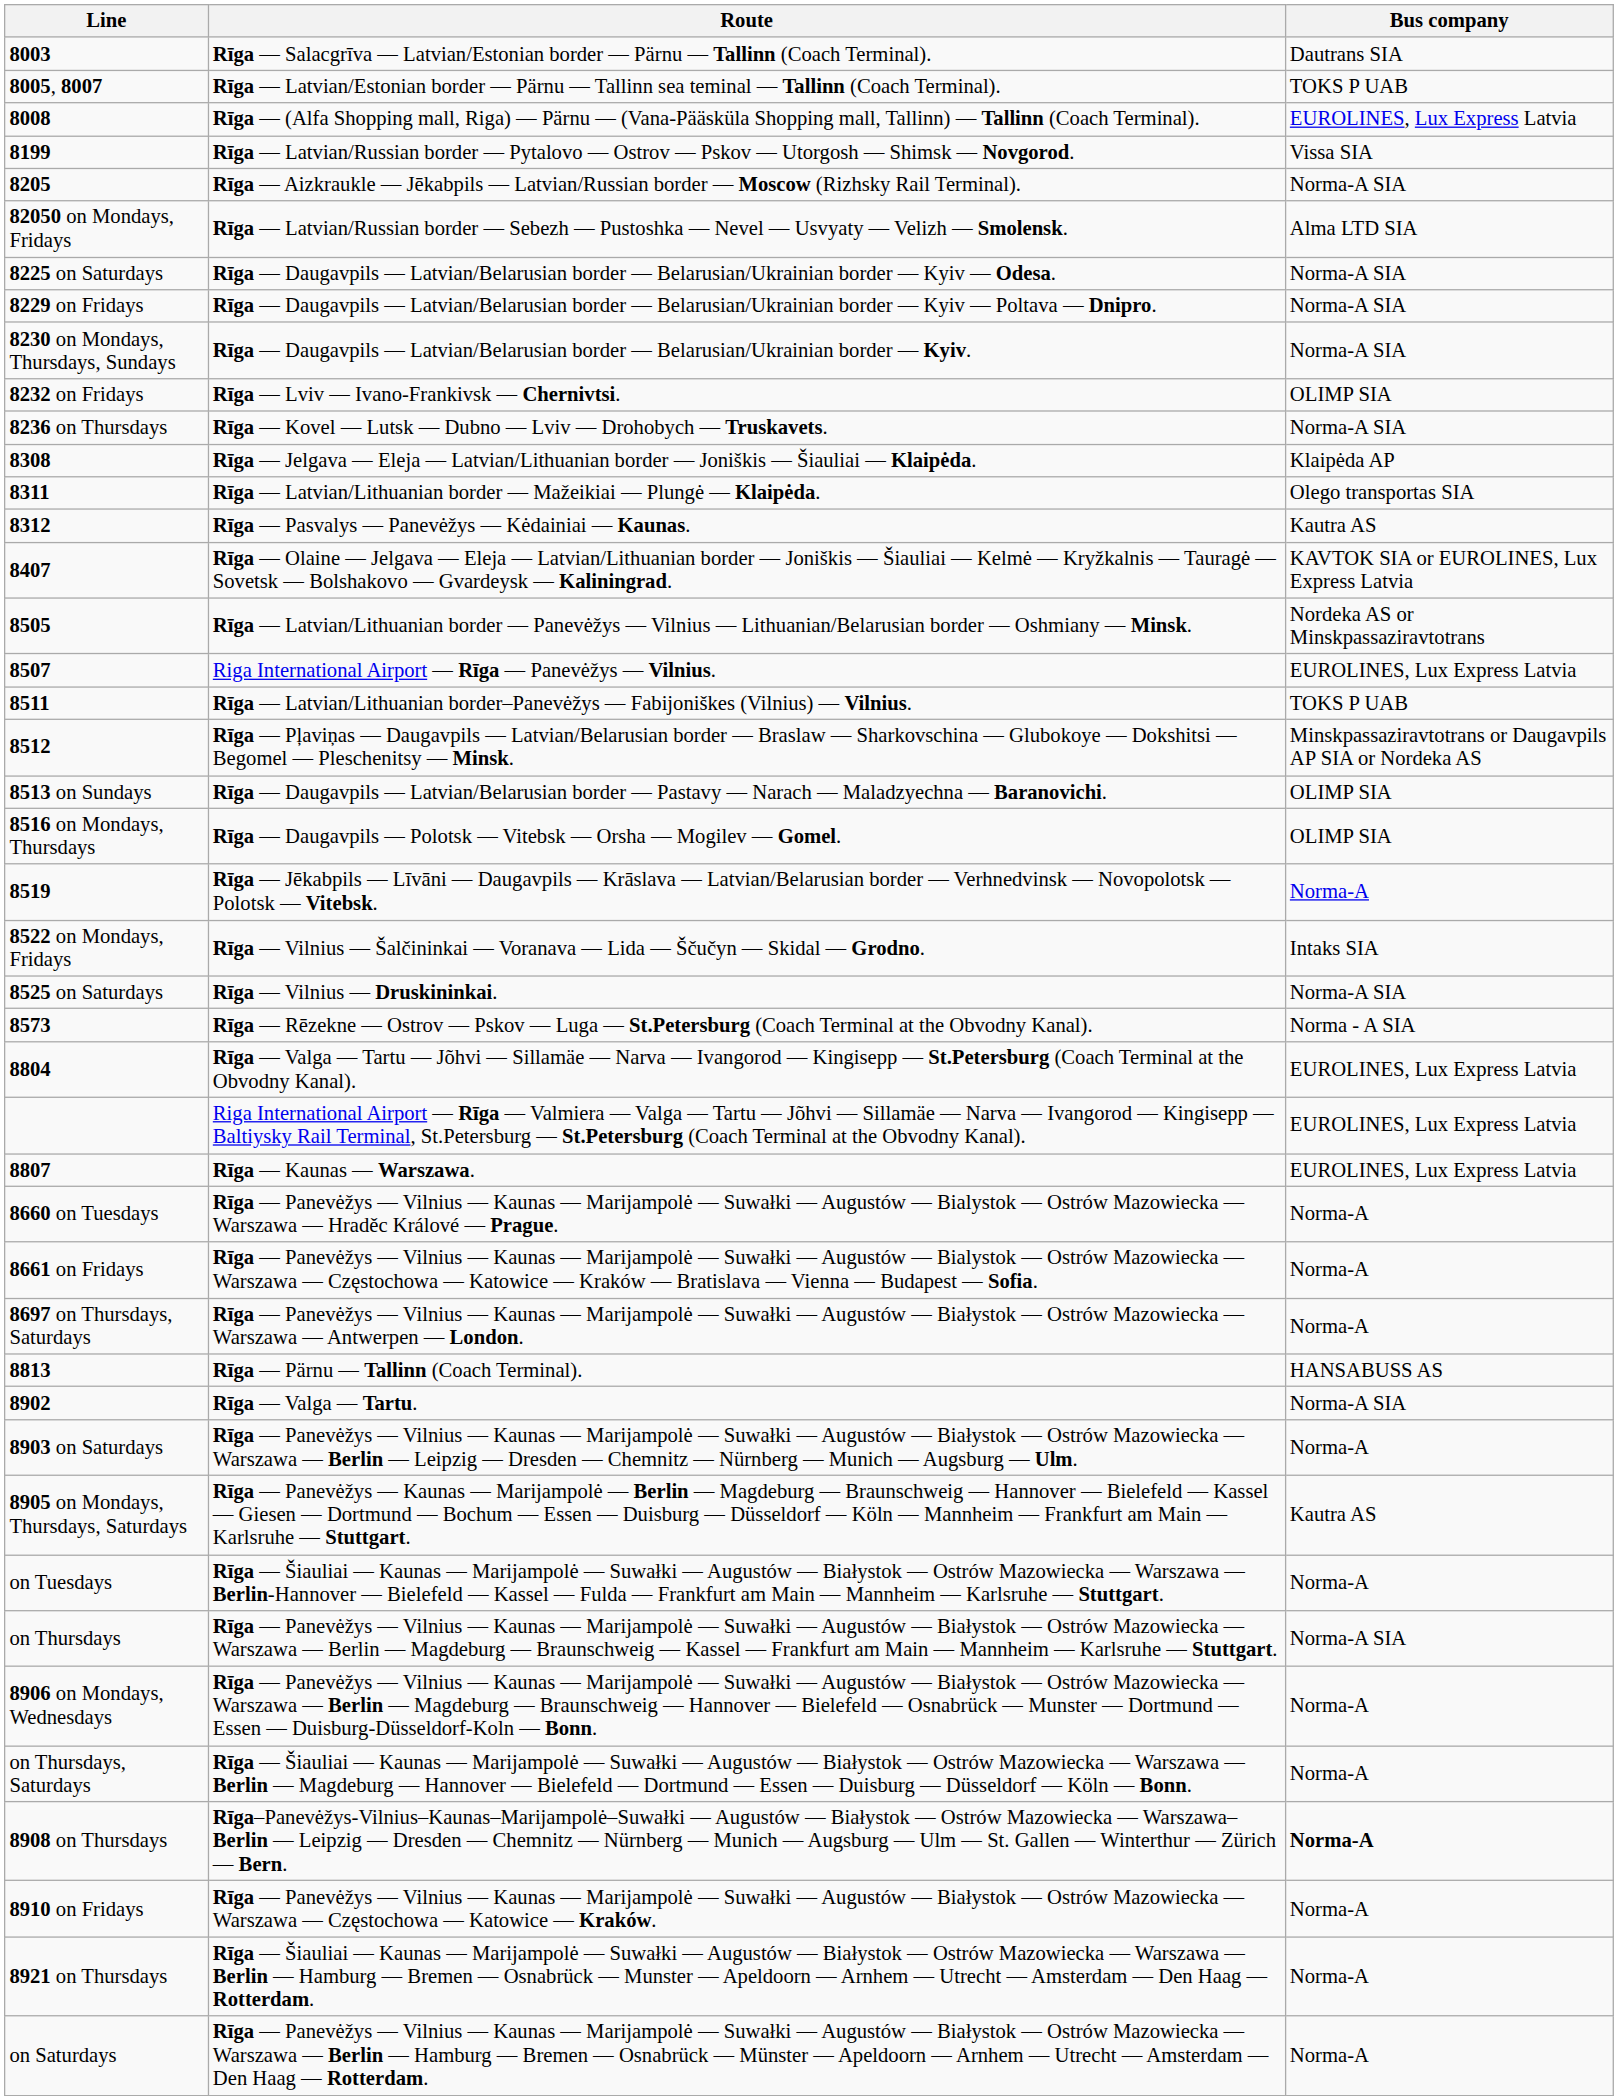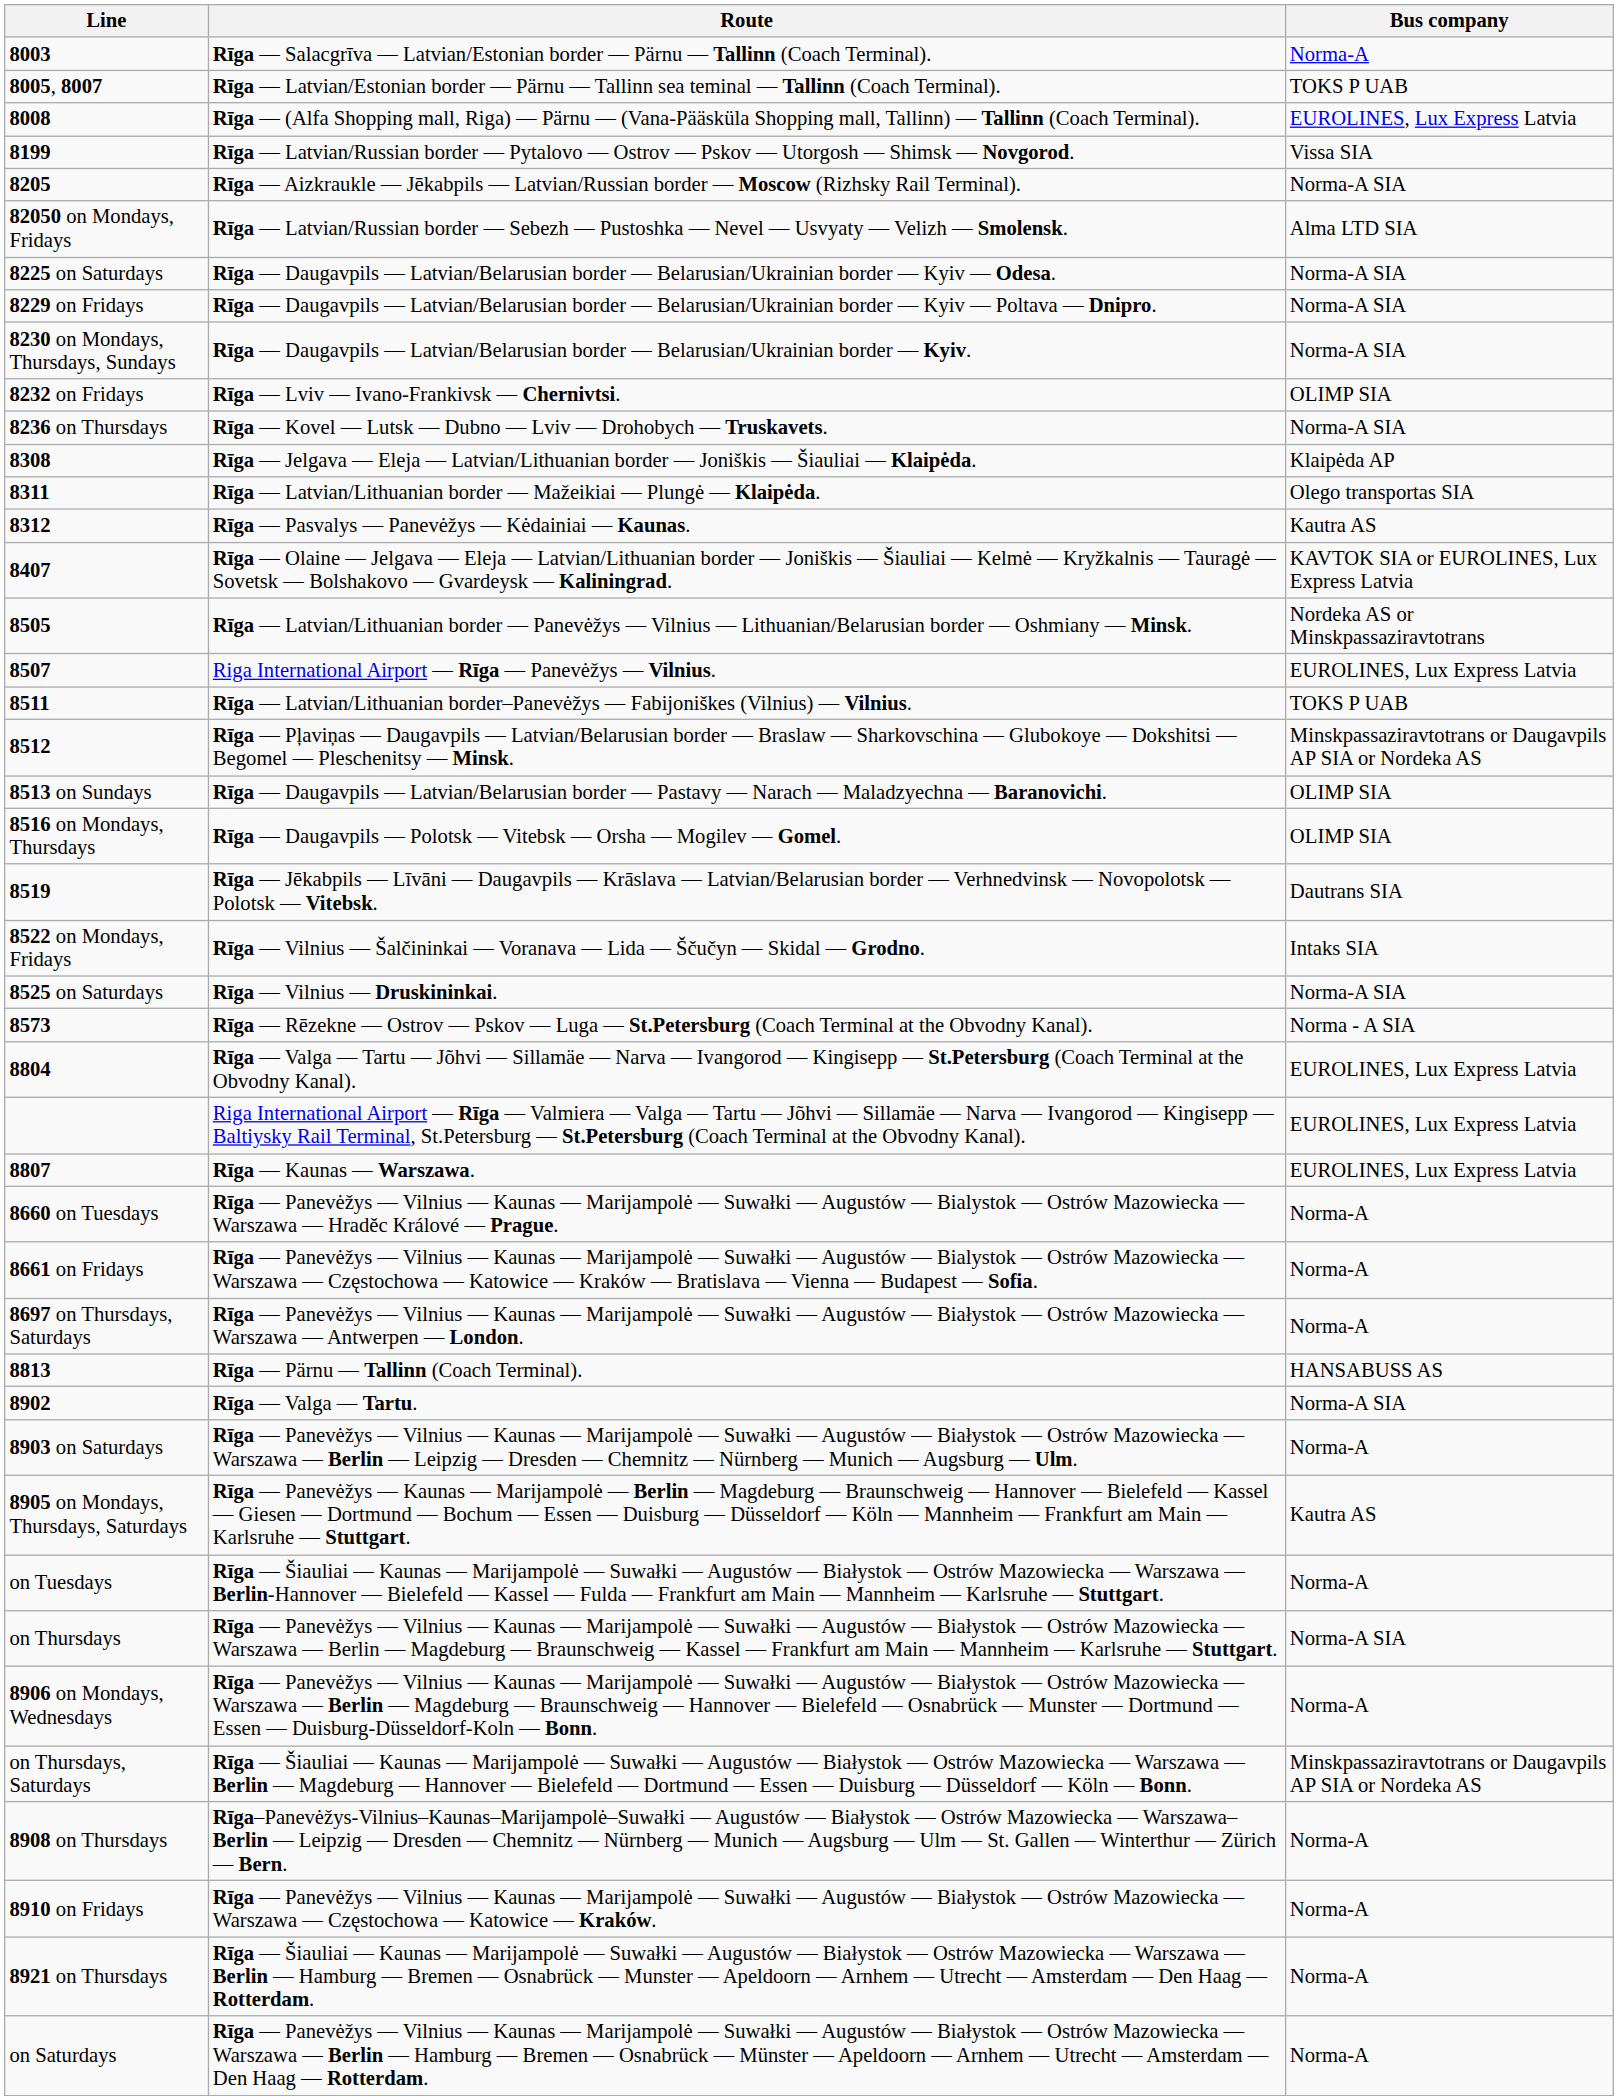(1346, 53) Dautrans SIA -> (1329, 53) Norma-A
(1329, 891) Norma-A -> (1346, 891) Dautrans SIA
(1329, 1773) Norma-A -> (1448, 1773) Minskpassaziravtotrans or Daugavpils AP SIA or Nordeka AS
(1332, 1841) bold -> (1329, 1841) normal
